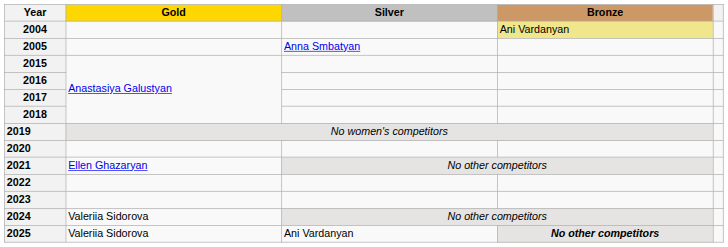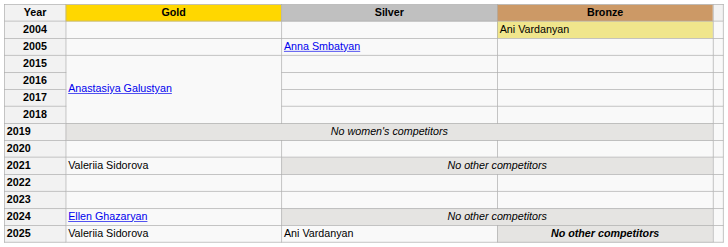(108, 166) Ellen Ghazaryan -> (108, 166) Valeriia Sidorova
(108, 217) Valeriia Sidorova -> (108, 217) Ellen Ghazaryan
